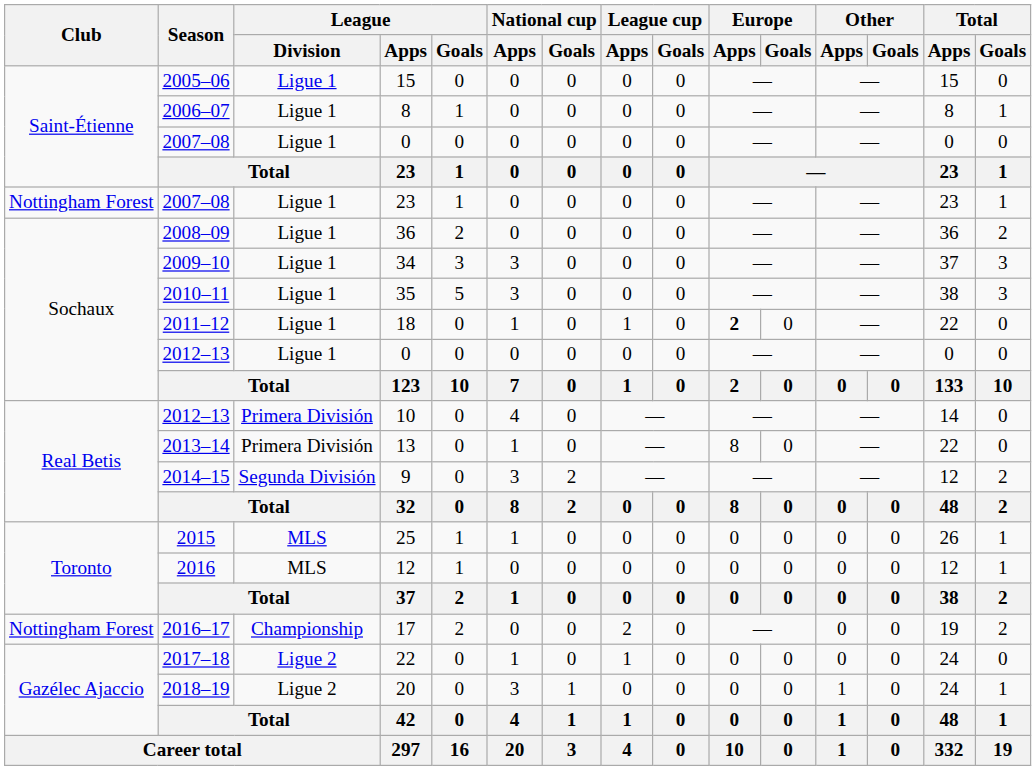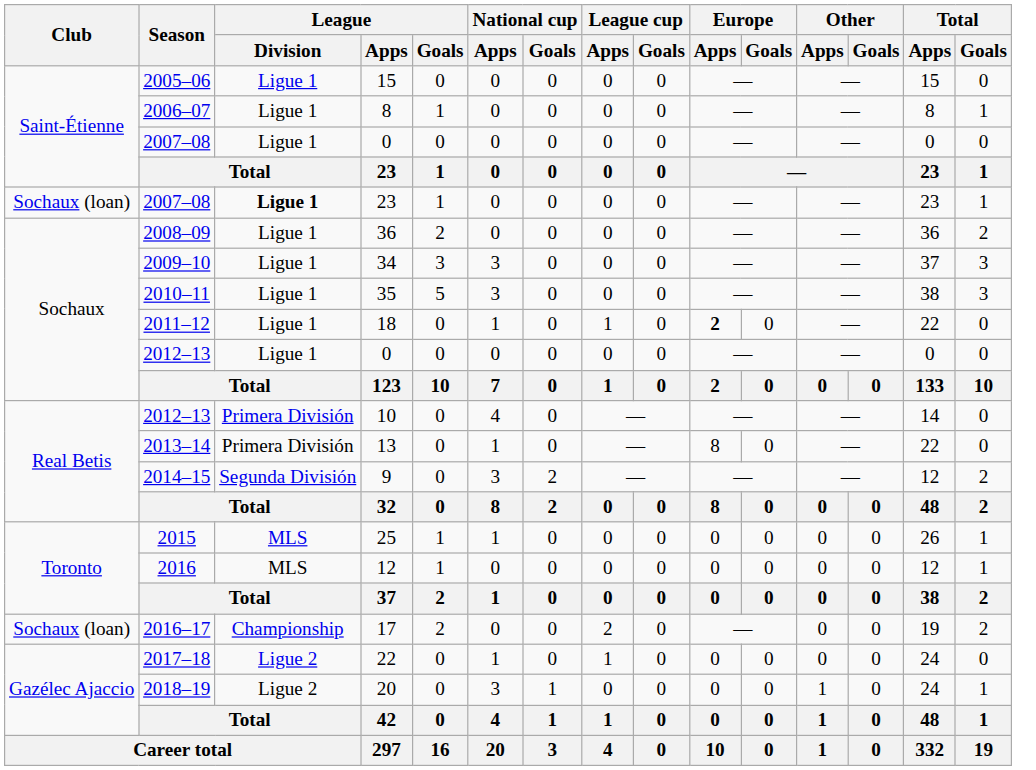(81, 202) Nottingham Forest -> (72, 202) Sochaux (loan)
(307, 202) normal -> (288, 202) bold
(81, 628) Nottingham Forest -> (72, 628) Sochaux (loan)
